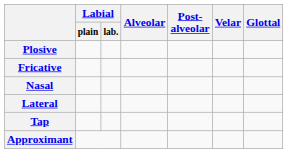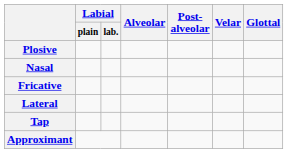rows swapped: (40, 67) <-> (40, 85)
